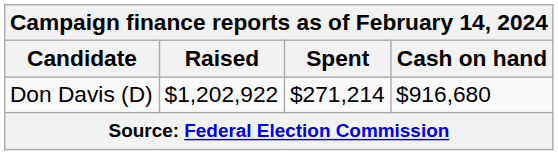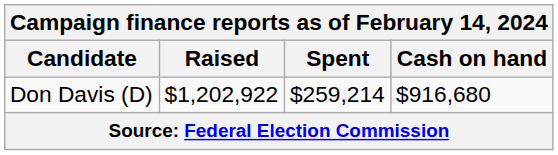(337, 94) $271,214 -> (337, 94) $259,214
